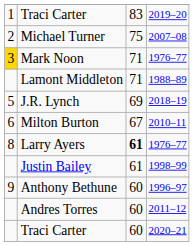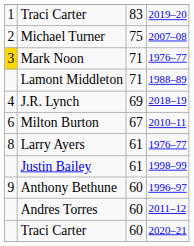(11, 101) 5 -> (11, 101) 4
(136, 144) bold -> (136, 144) normal
